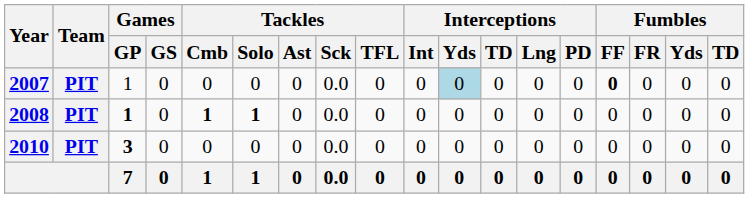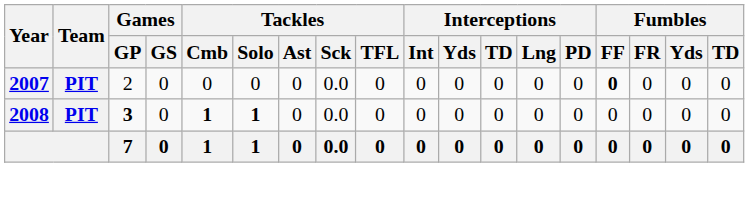(128, 83) 1 -> (128, 83) 2
(459, 83) lightblue background -> (459, 83) no background
(128, 114) 1 -> (128, 114) 3
- row: (29, 146)
